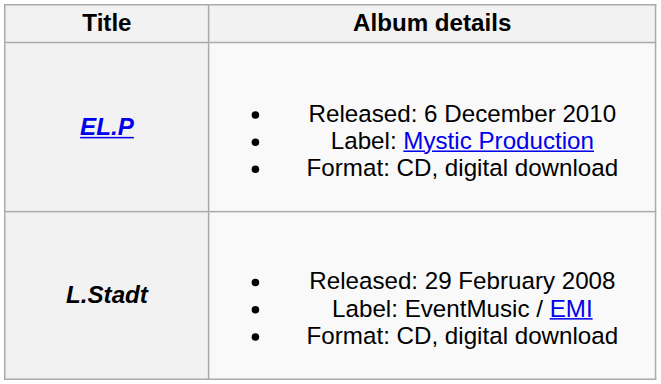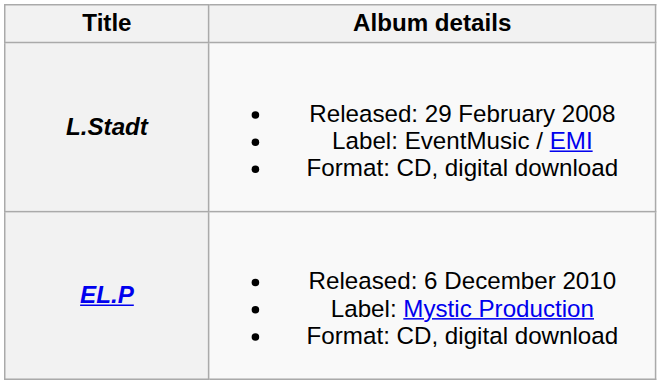rows swapped: (107, 295) <-> (107, 126)
